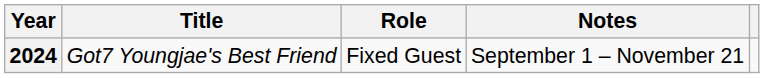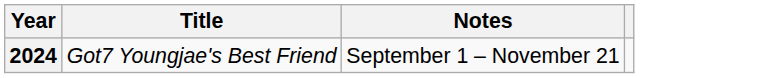- column: (404, 21)
